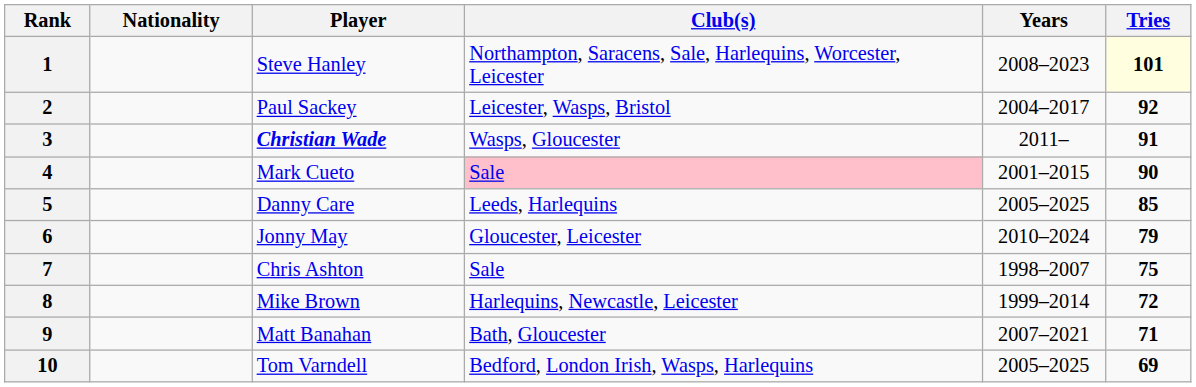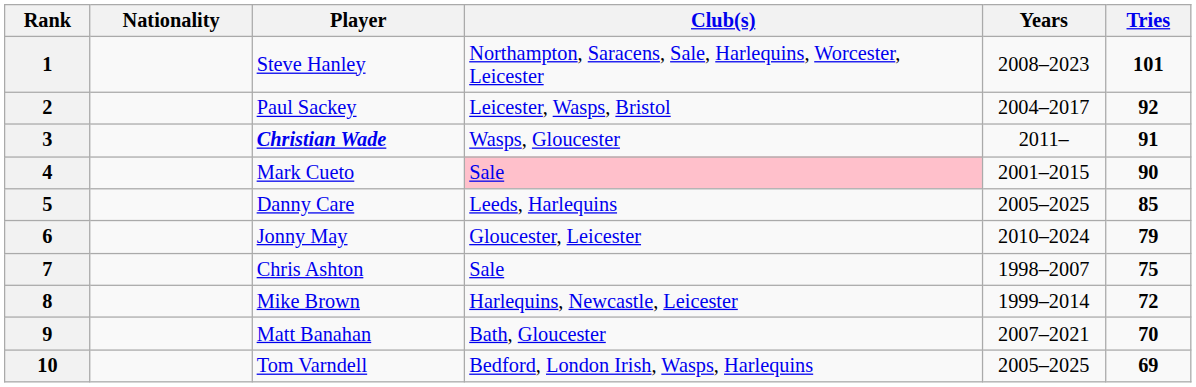(1148, 64) lightyellow background -> (1148, 64) no background
(1148, 333) 71 -> (1148, 333) 70
